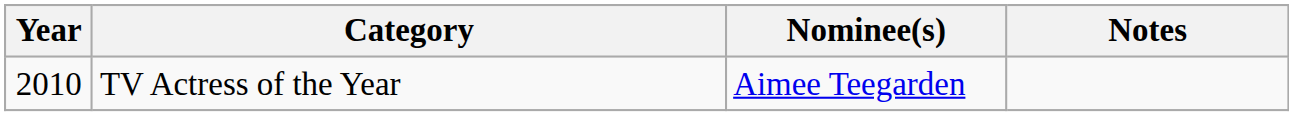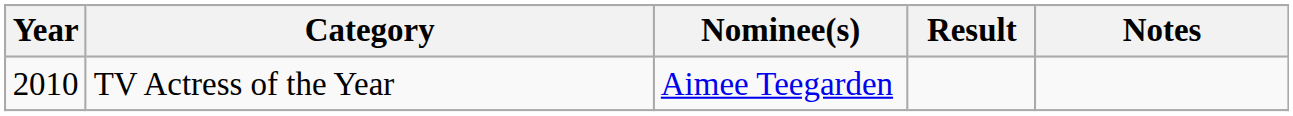+ column: (972, 30)
